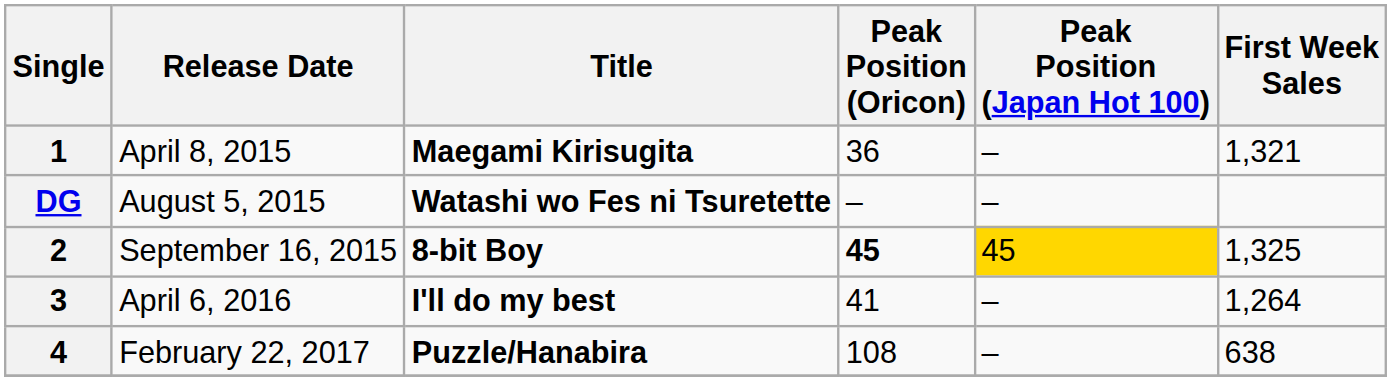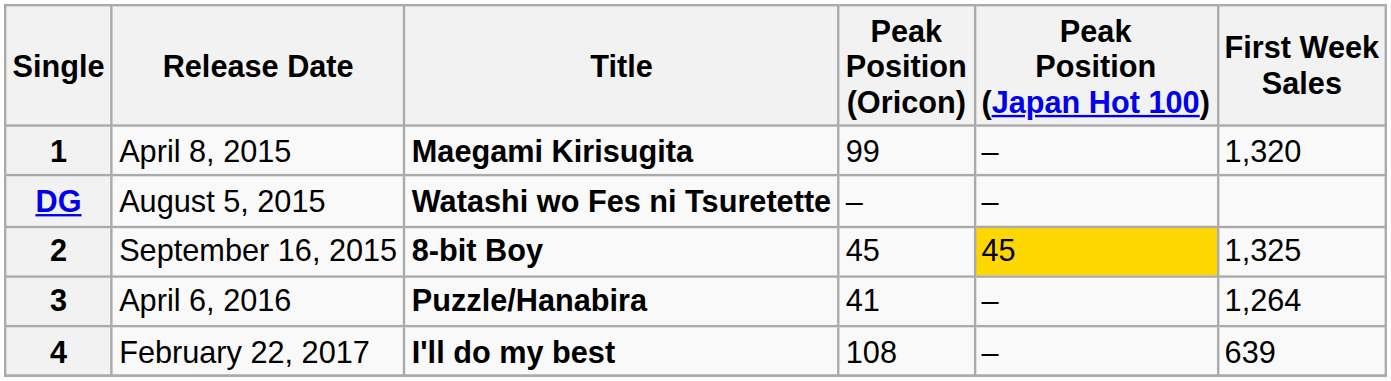(863, 151) 36 -> (863, 151) 99
(1263, 151) 1,321 -> (1263, 151) 1,320
(863, 251) bold -> (863, 251) normal
(513, 301) I'll do my best -> (529, 301) Puzzle/Hanabira
(529, 351) Puzzle/Hanabira -> (513, 351) I'll do my best
(1250, 351) 638 -> (1250, 351) 639
